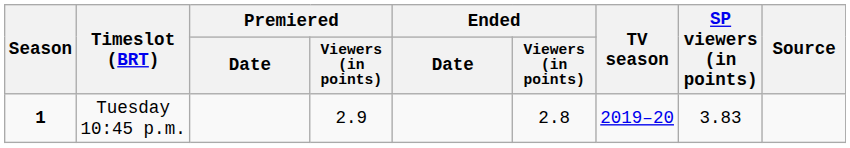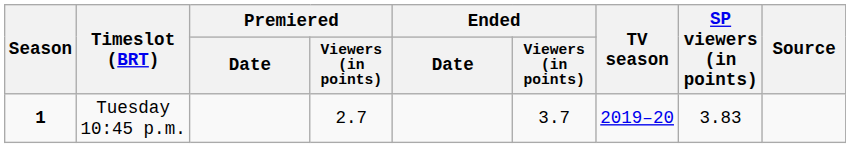(351, 118) 2.9 -> (351, 118) 2.7
(554, 118) 2.8 -> (554, 118) 3.7
